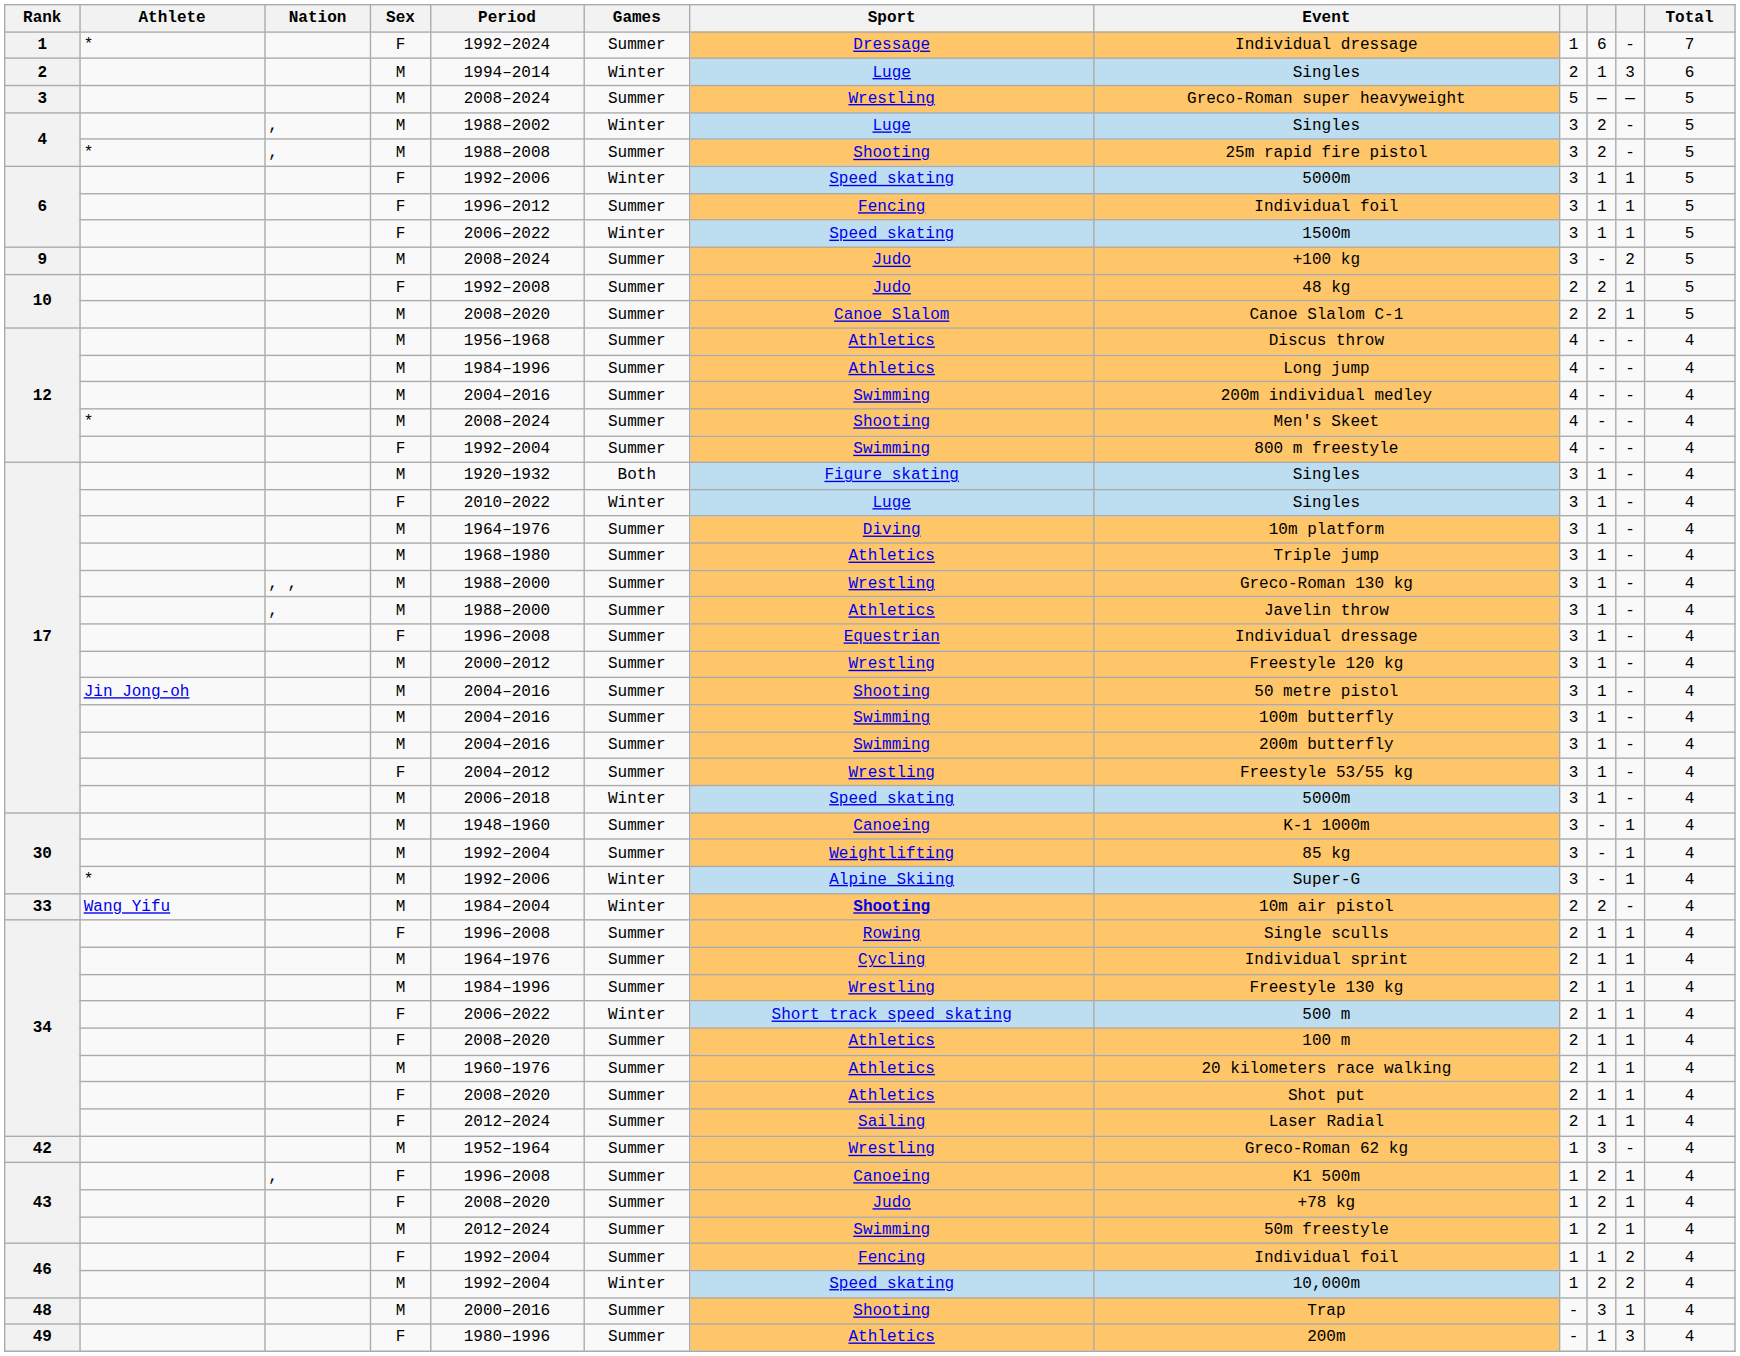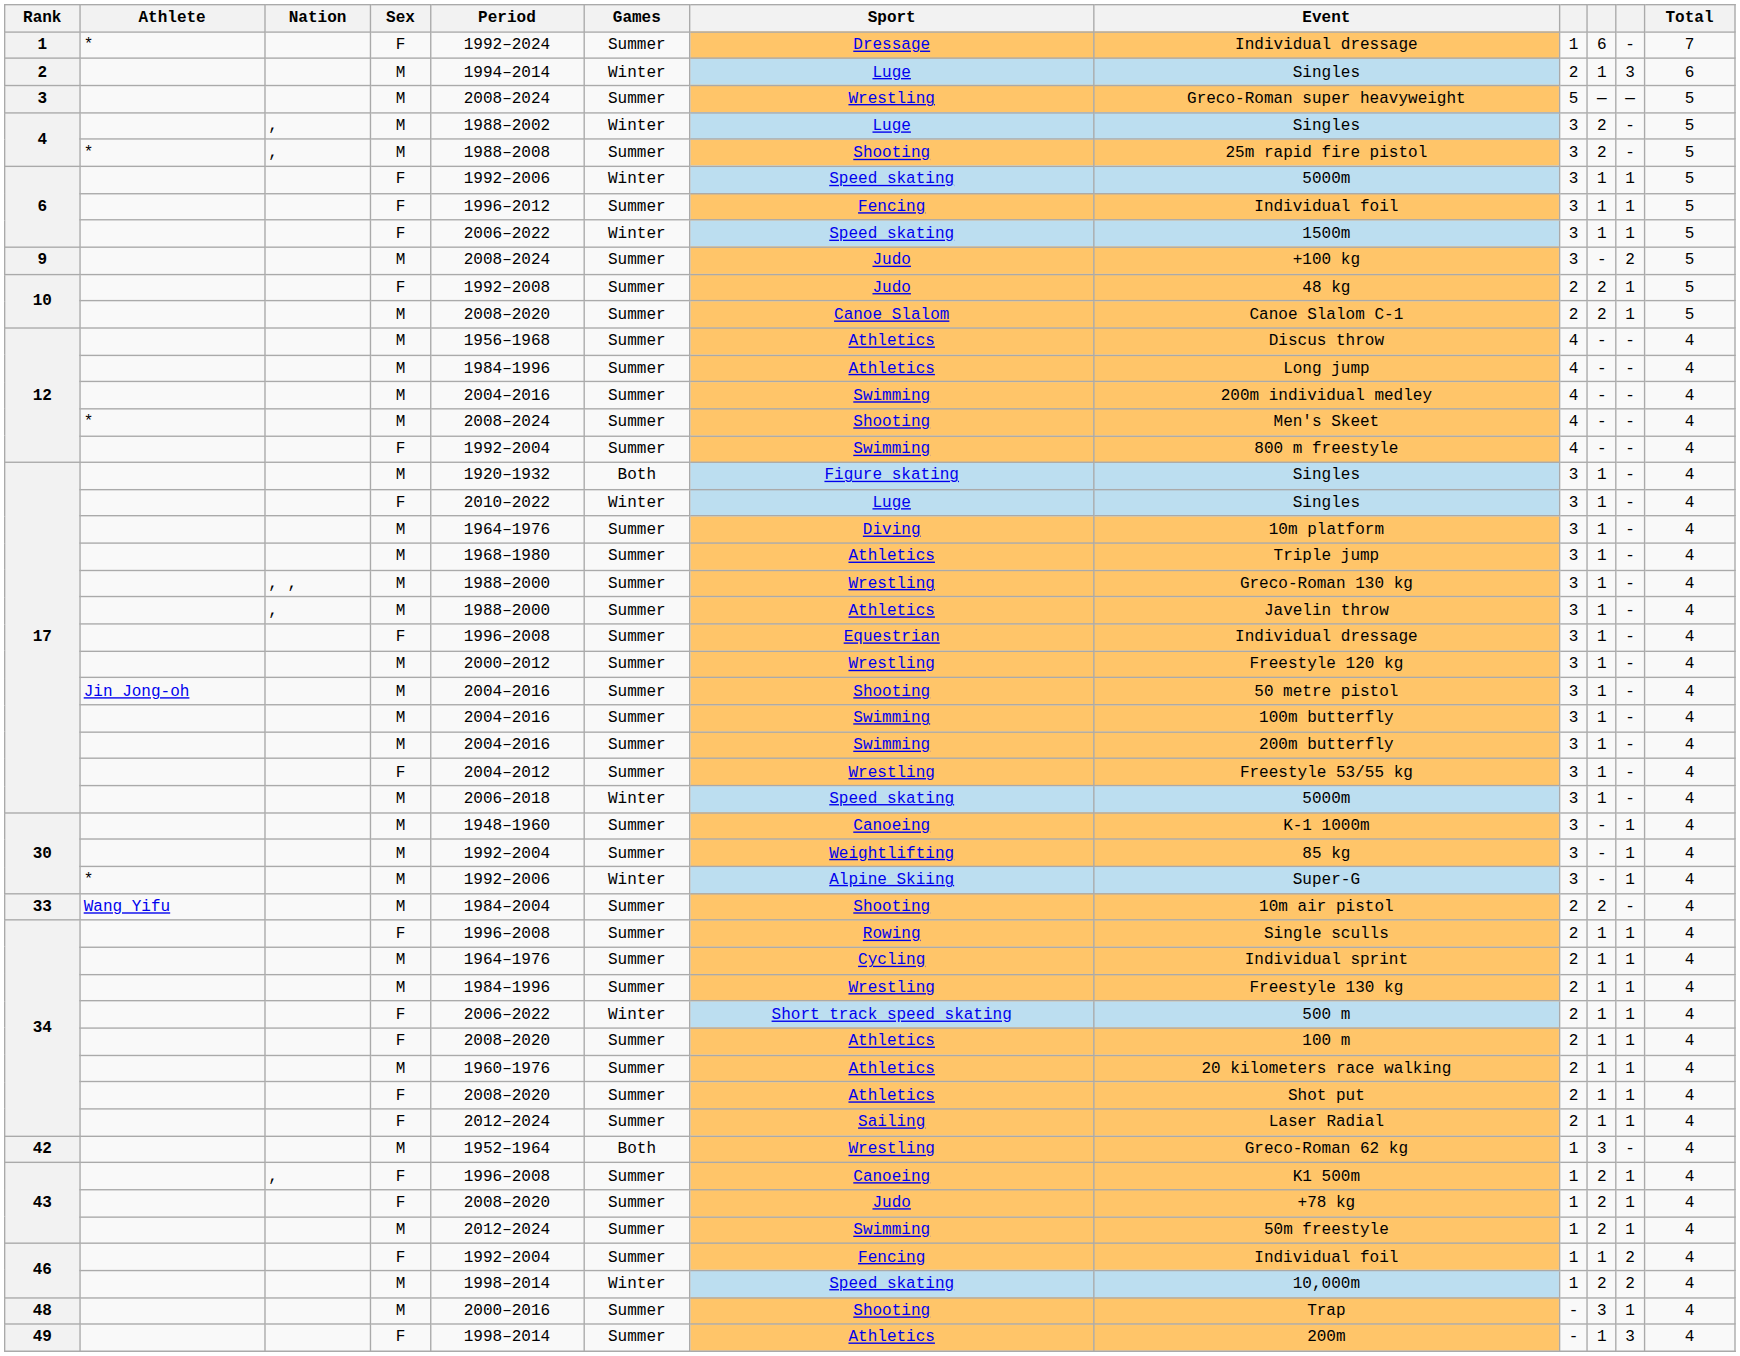(637, 906) Winter -> (637, 906) Summer
(892, 906) bold -> (892, 906) normal
(637, 1149) Summer -> (637, 1149) Both
(507, 1284) 1992–2004 -> (507, 1284) 1998–2014
(507, 1337) 1980–1996 -> (507, 1337) 1998–2014
